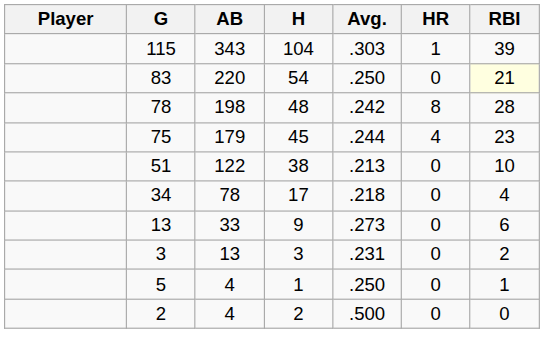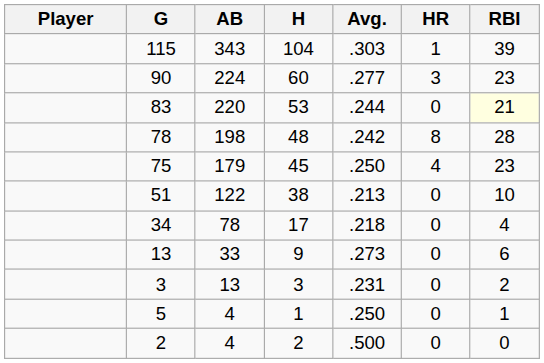+ row: (161, 78)
(298, 78) 54 -> (298, 107) 53
(367, 78) .250 -> (367, 107) .244
(367, 136) .244 -> (367, 166) .250
